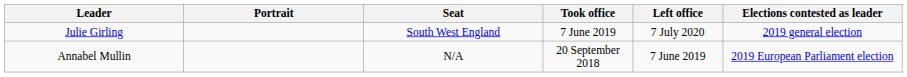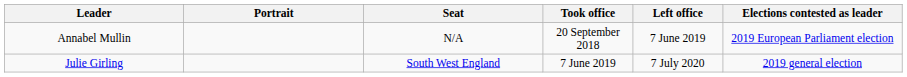rows swapped: (94, 56) <-> (94, 31)
